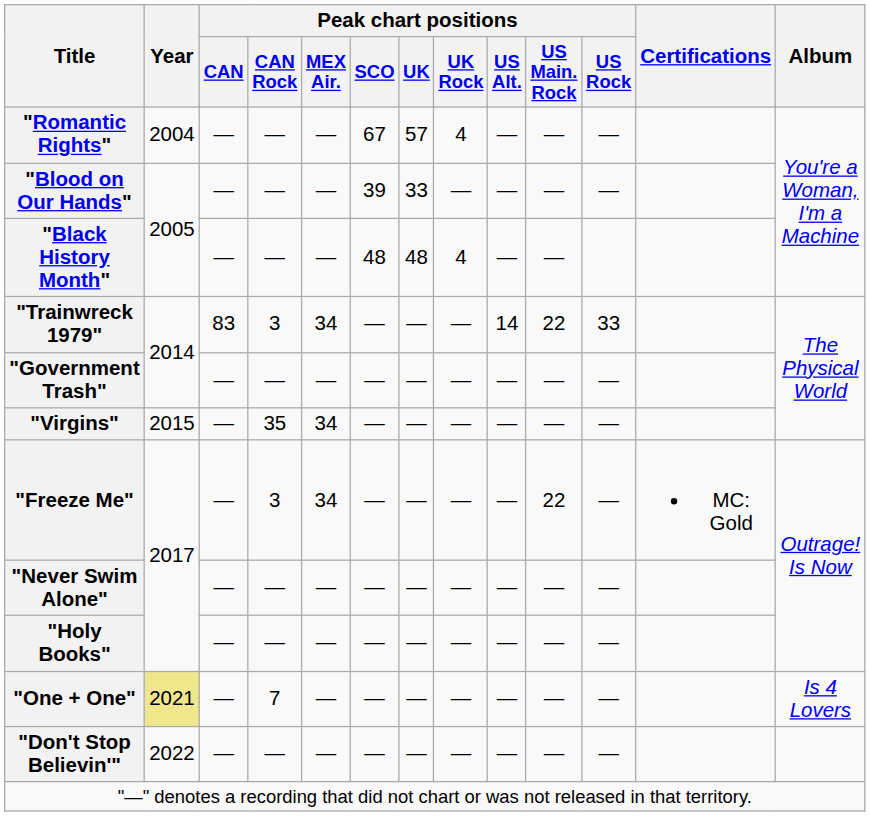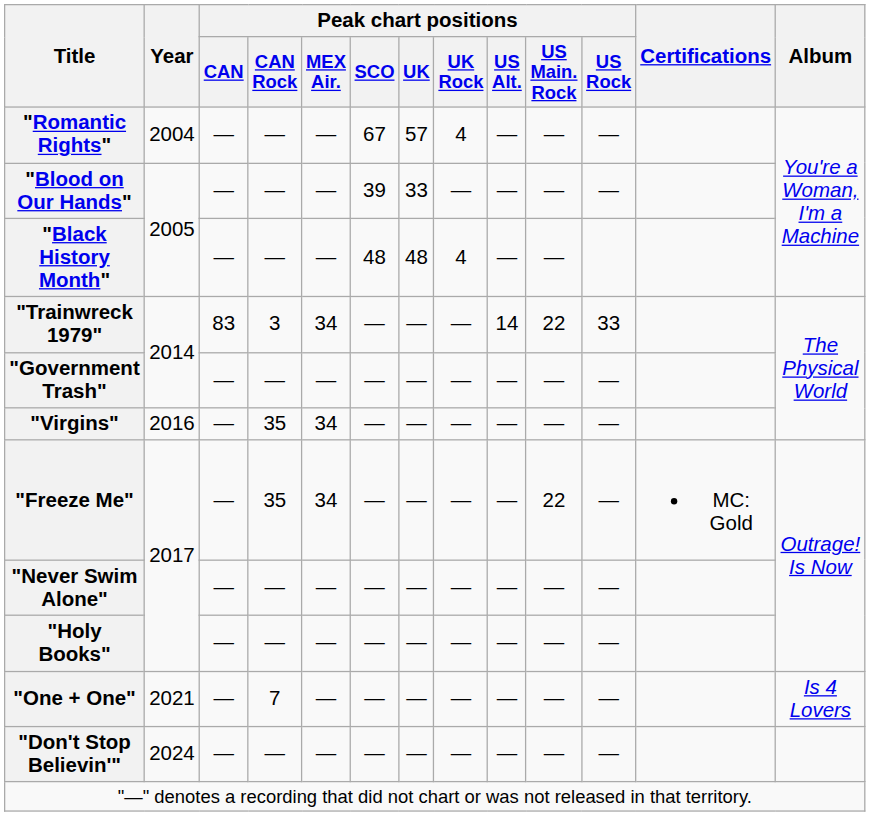(172, 423) 2015 -> (172, 423) 2016
(275, 499) 3 -> (275, 499) 35
(172, 698) khaki background -> (172, 698) no background
(172, 754) 2022 -> (172, 754) 2024
